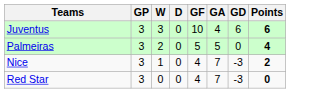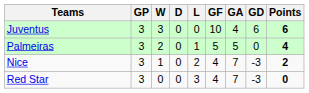+ column: (197, 12)
